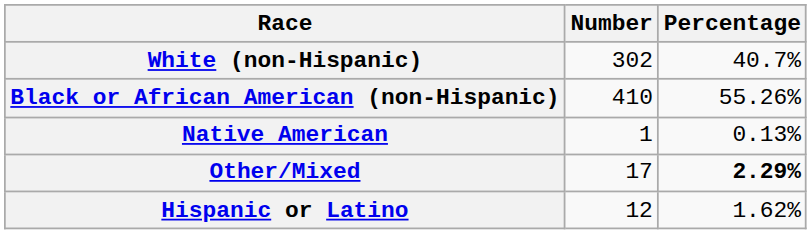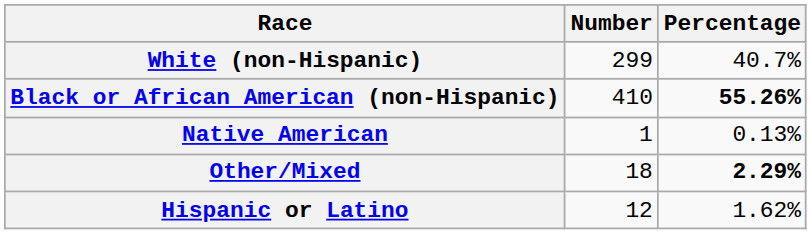(632, 61) 302 -> (632, 61) 299
(760, 98) normal -> (760, 98) bold
(639, 173) 17 -> (639, 173) 18
